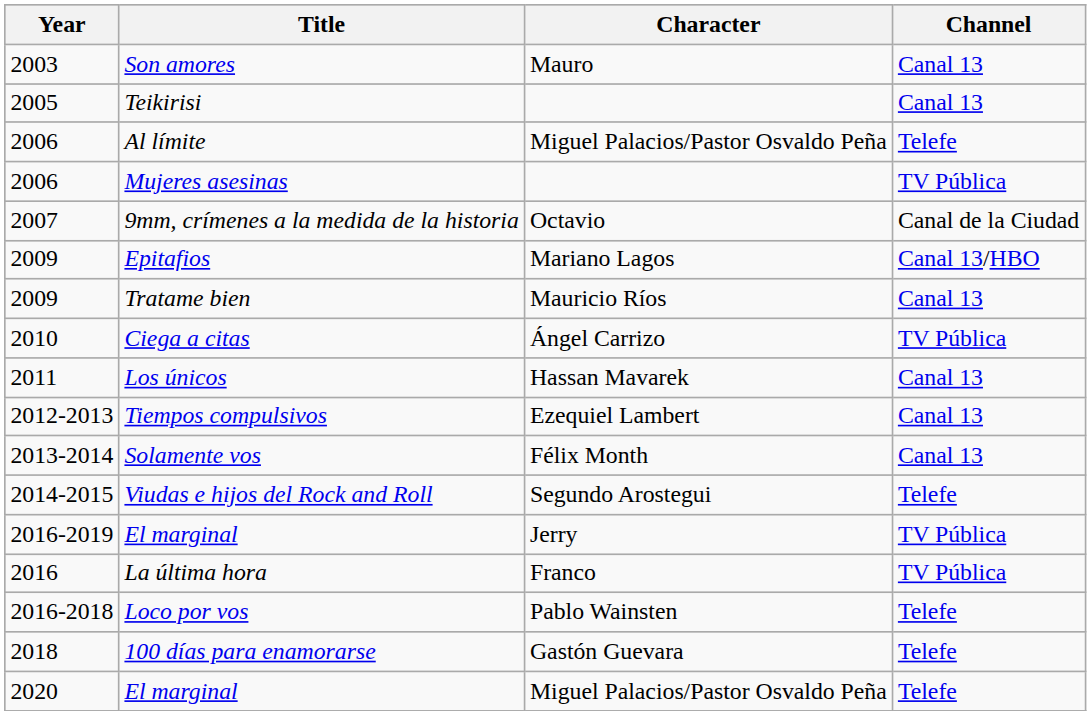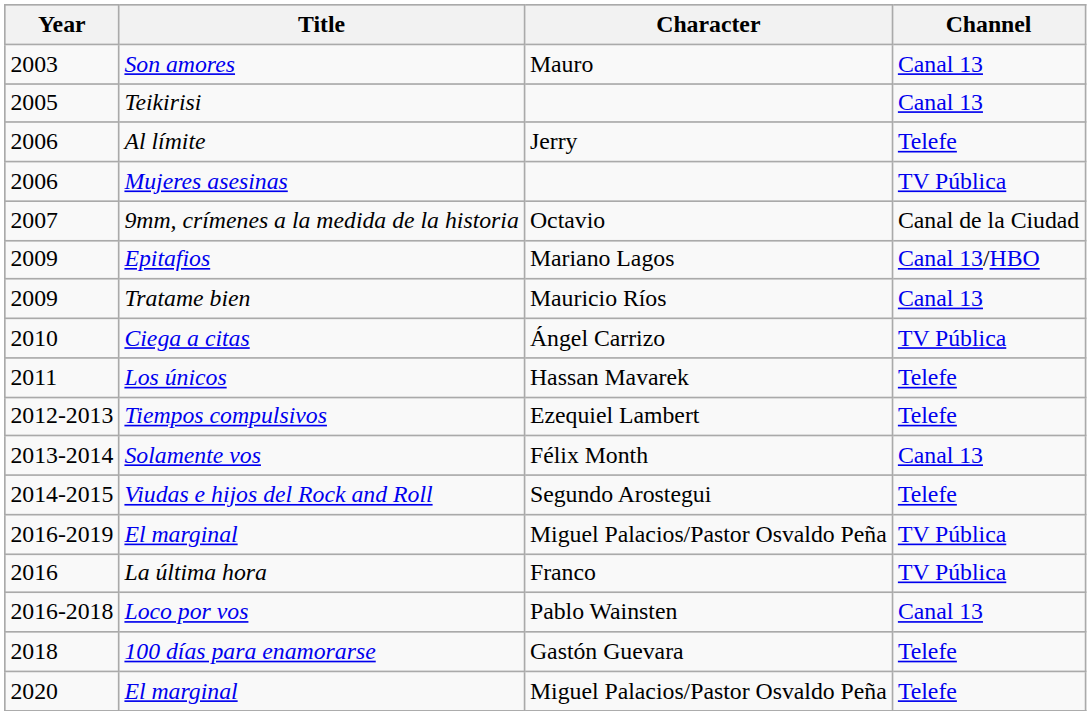(708, 142) Miguel Palacios/Pastor Osvaldo Peña -> (554, 142) Jerry
(940, 377) Canal 13 -> (927, 377) Telefe
(940, 416) Canal 13 -> (927, 416) Telefe
(554, 533) Jerry -> (708, 533) Miguel Palacios/Pastor Osvaldo Peña
(927, 612) Telefe -> (940, 612) Canal 13
